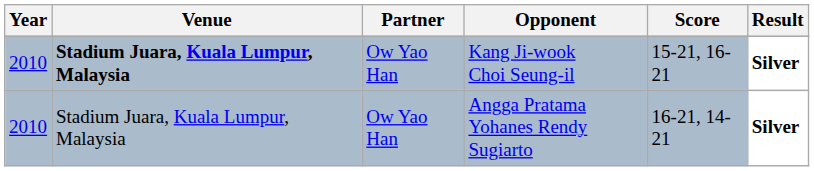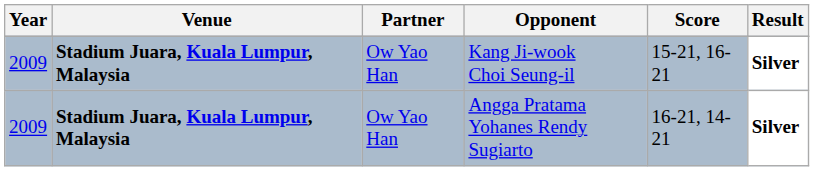(28, 63) 2010 -> (28, 63) 2009
(28, 128) 2010 -> (28, 128) 2009
(173, 128) normal -> (184, 128) bold
